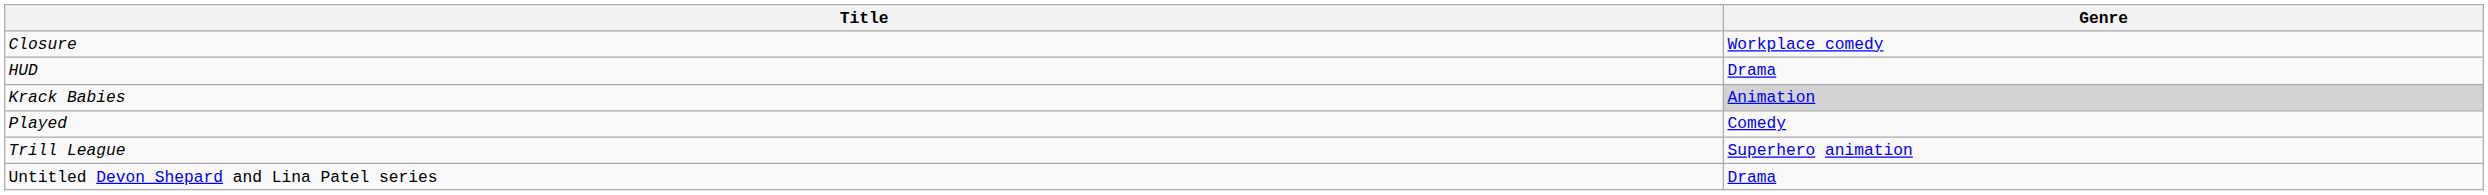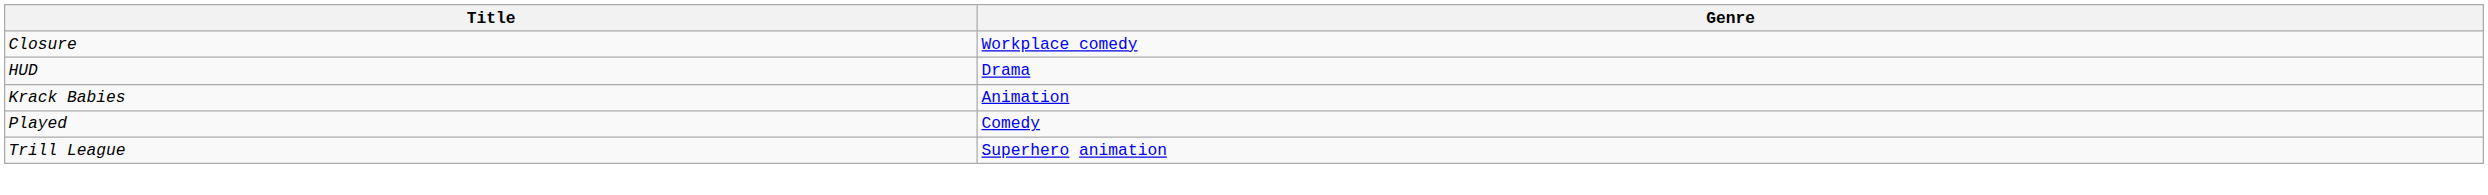(1771, 97) lightgrey background -> (1025, 97) no background
- row: (223, 177)
